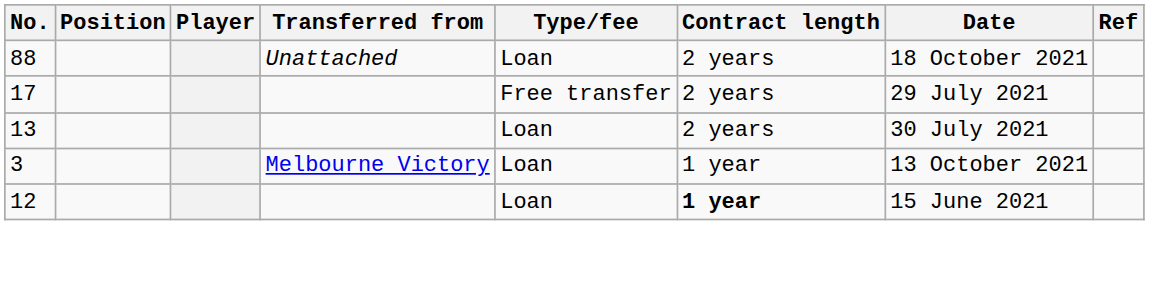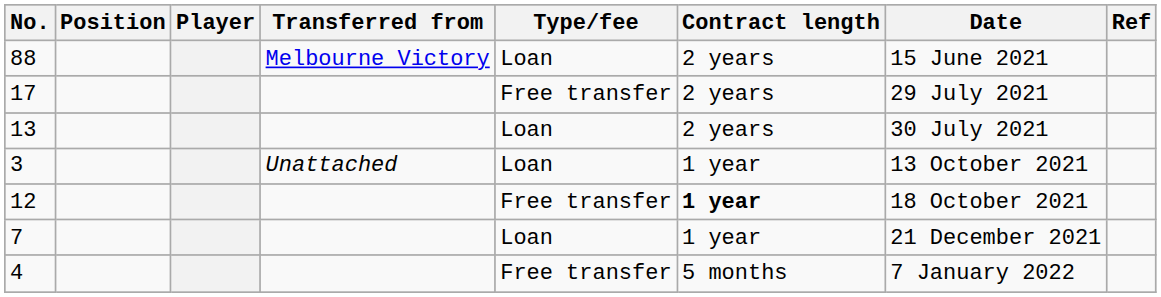(332, 59) Unattached -> (378, 59) Melbourne Victory
(989, 59) 18 October 2021 -> (969, 59) 15 June 2021
(378, 166) Melbourne Victory -> (332, 166) Unattached
(527, 202) Loan -> (586, 202) Free transfer
(969, 202) 15 June 2021 -> (989, 202) 18 October 2021
+ row: (17, 238)
+ row: (17, 273)
